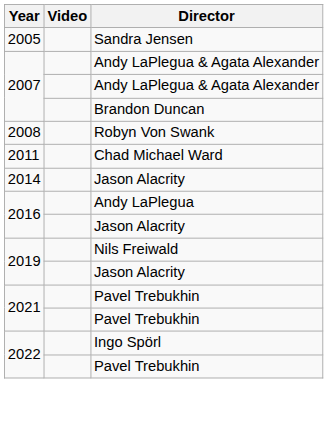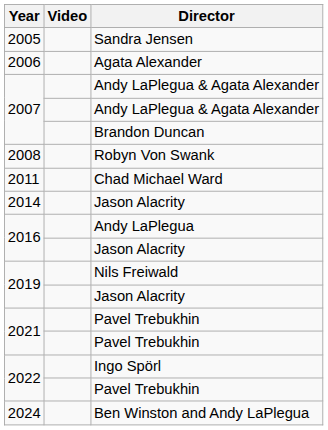+ row: (24, 62)
+ row: (24, 413)
